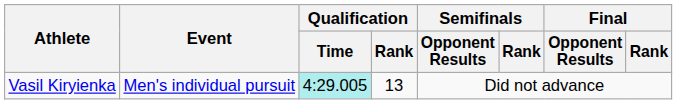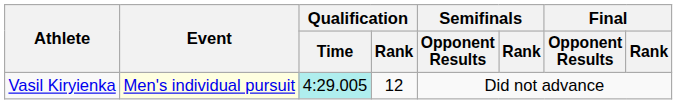(209, 86) no background -> (209, 86) lightyellow background
(394, 86) 13 -> (394, 86) 12
